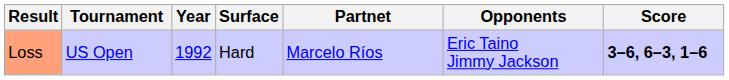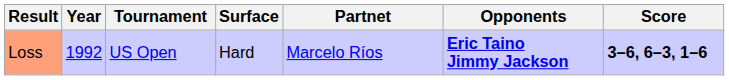columns swapped: (193, 17) <-> (117, 17)
(503, 52) normal -> (508, 52) bold
